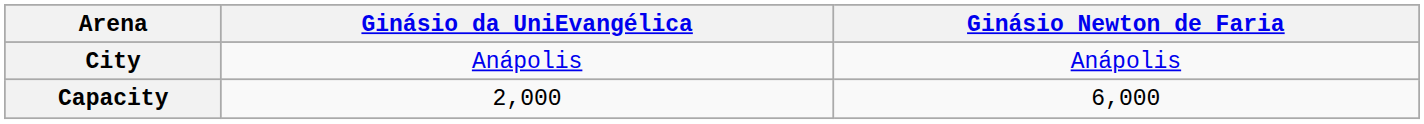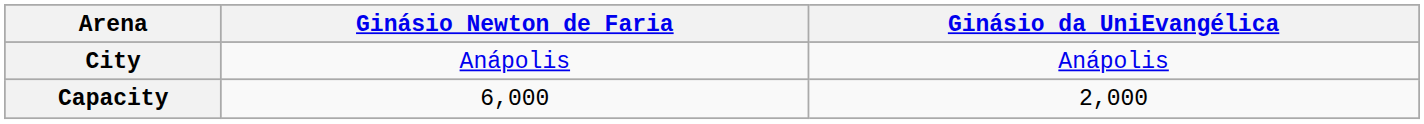columns swapped: (1126, 24) <-> (527, 24)
